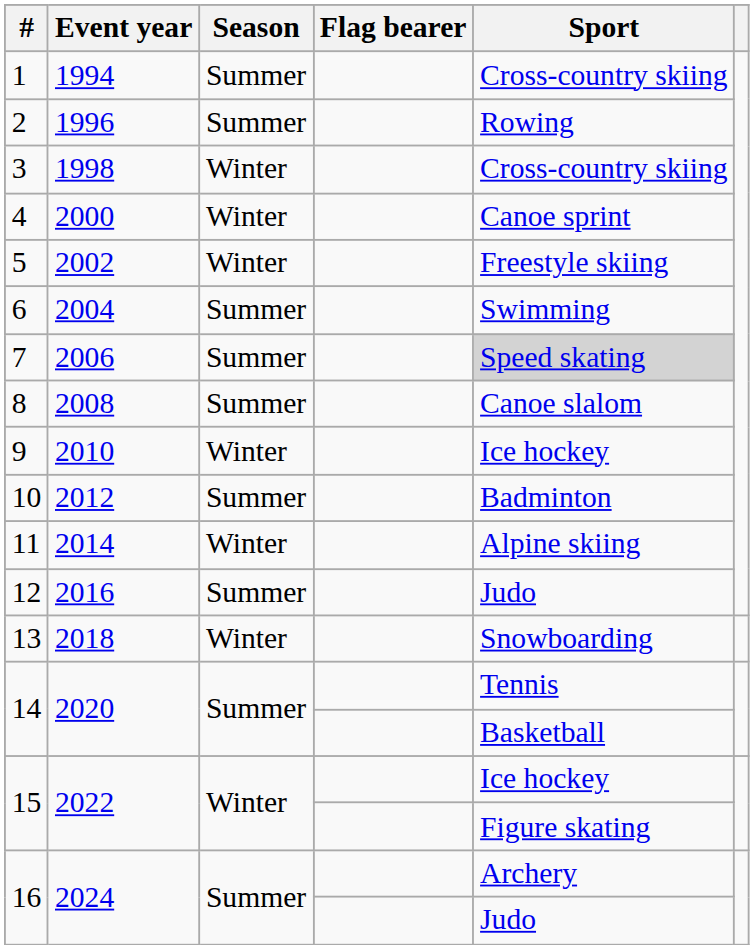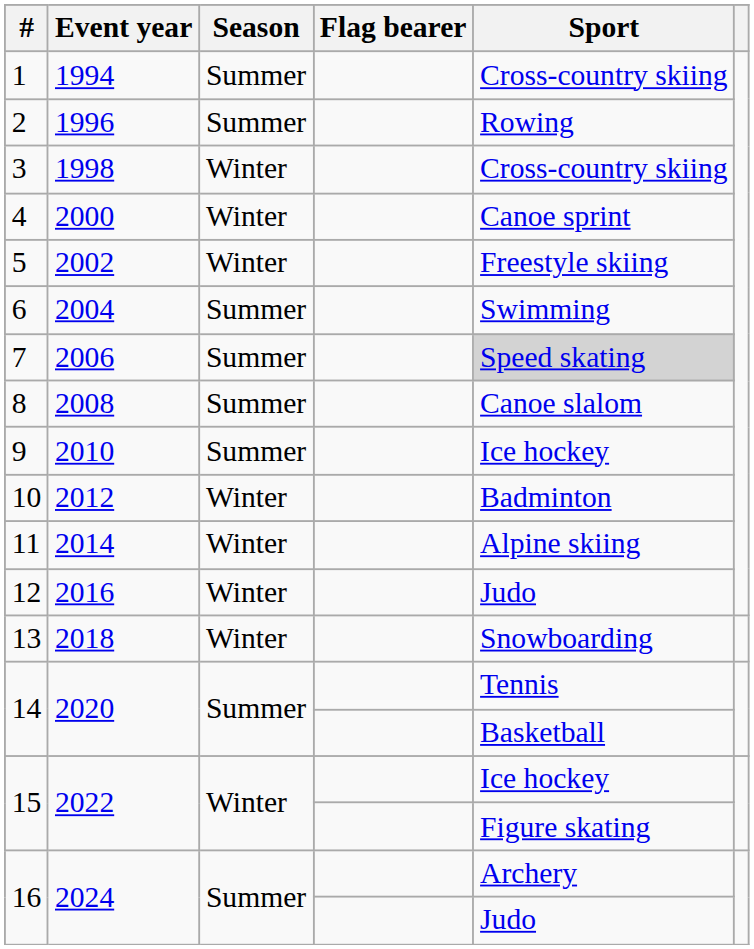(246, 450) Winter -> (256, 450) Summer
(256, 497) Summer -> (246, 497) Winter
(256, 591) Summer -> (246, 591) Winter
